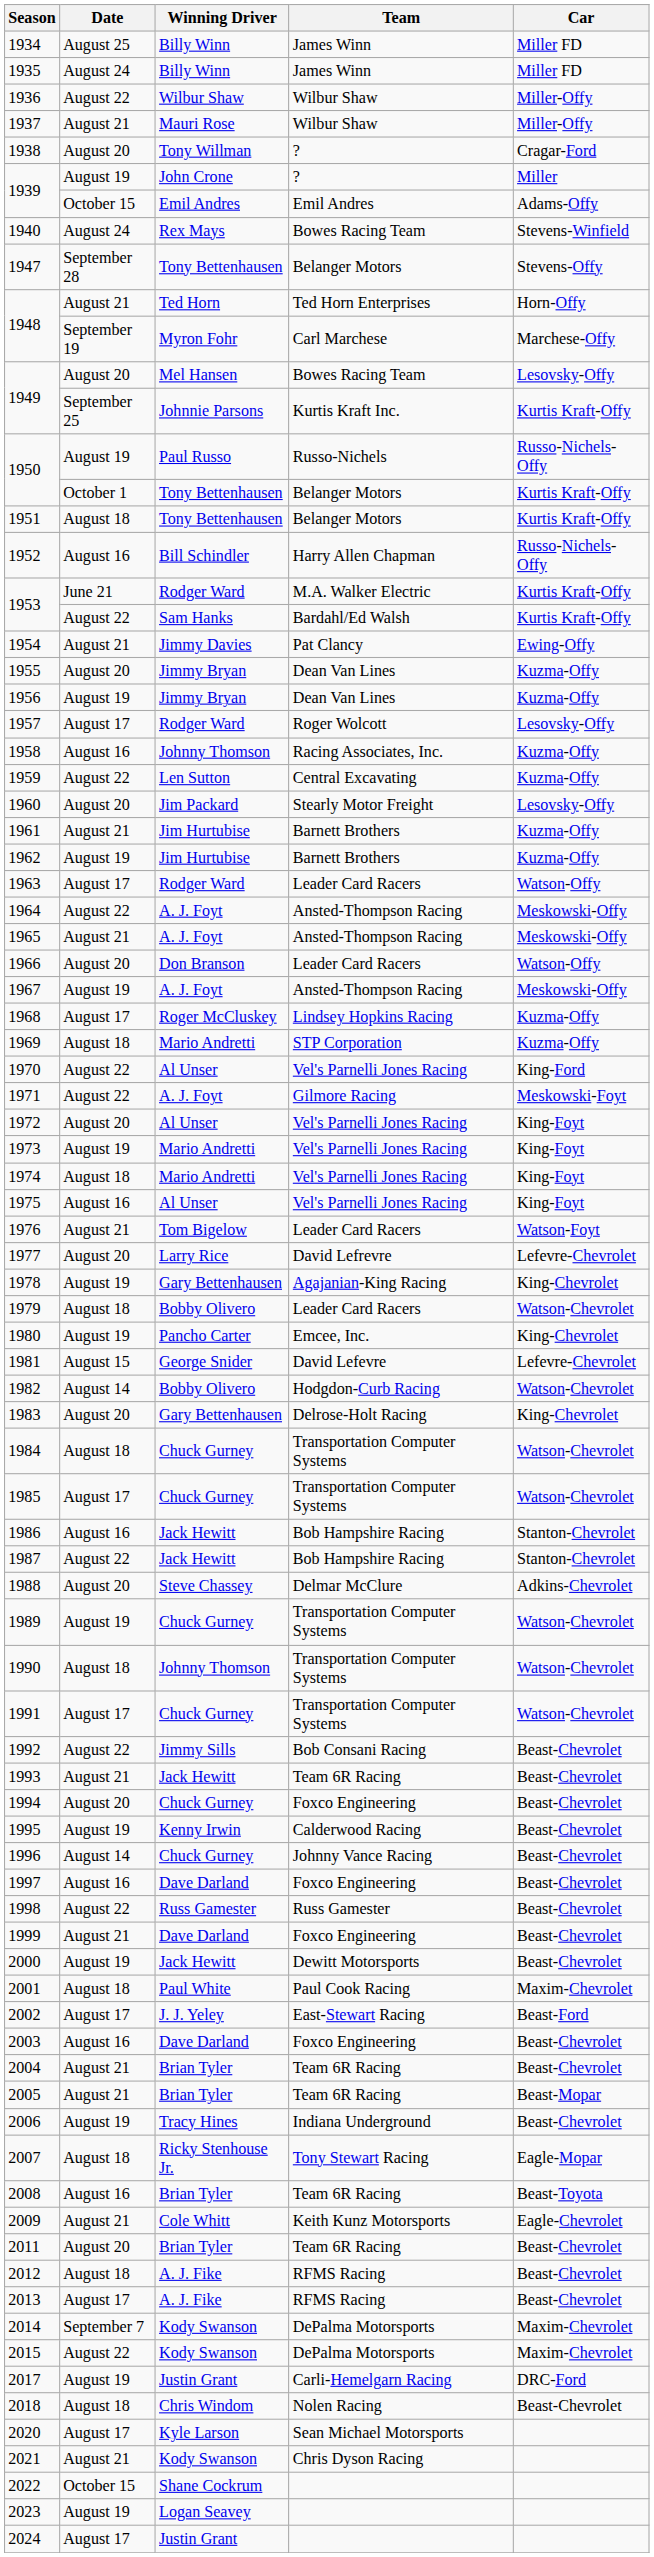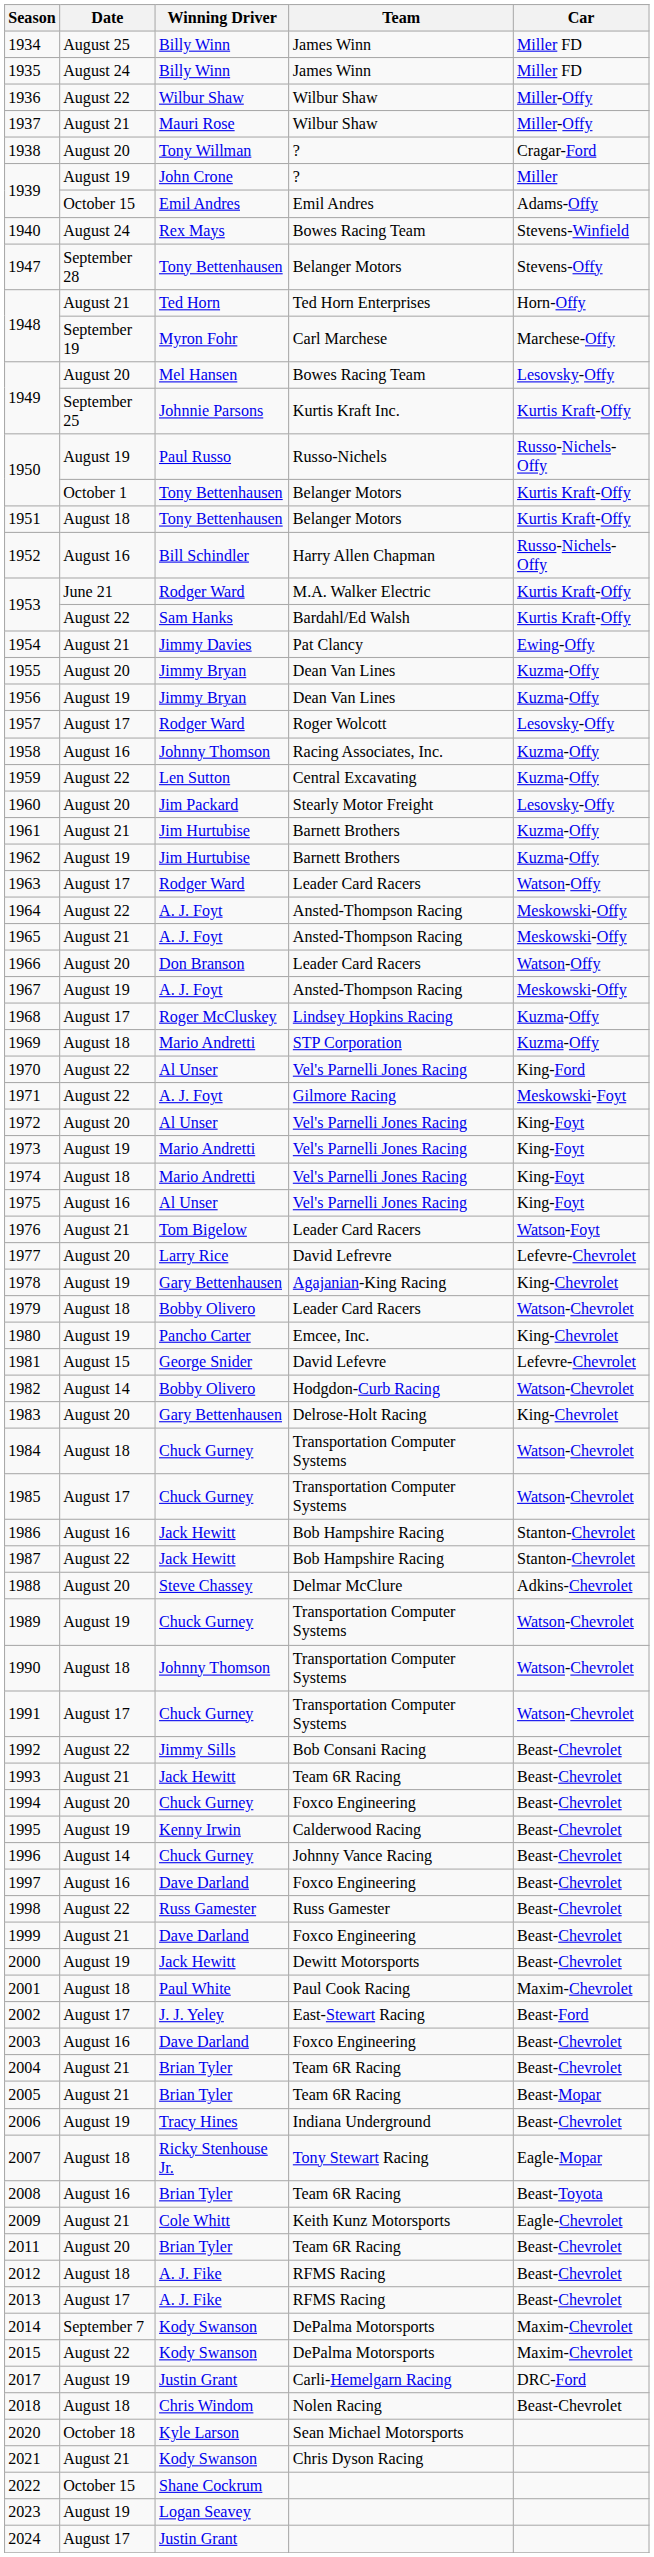(97, 2432) August 17 -> (99, 2432) October 18
